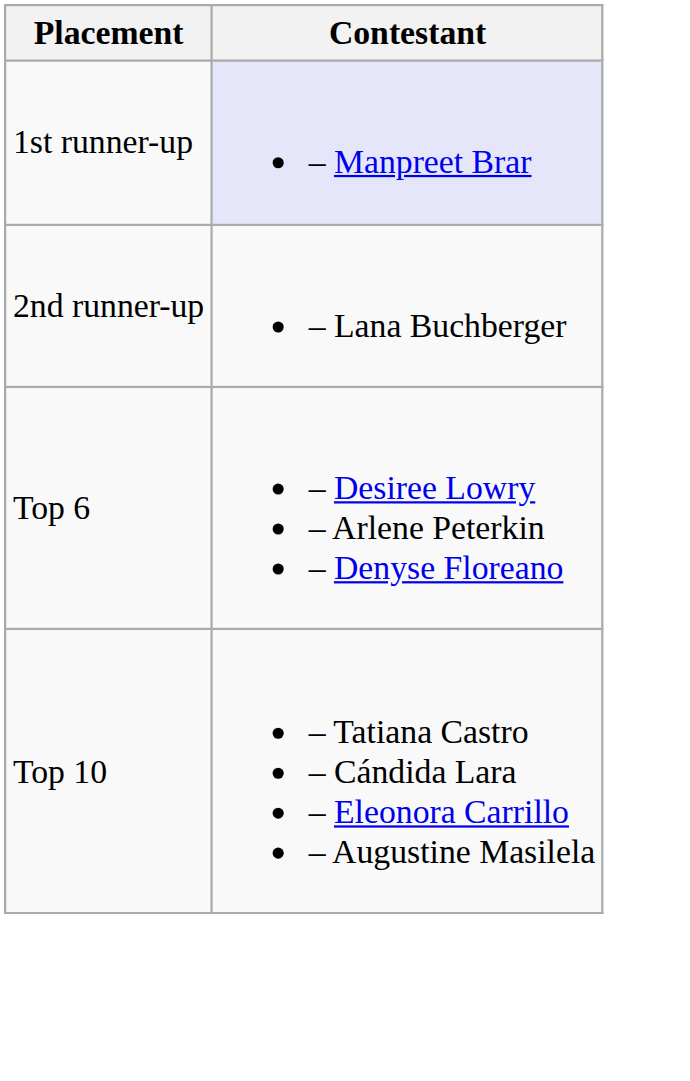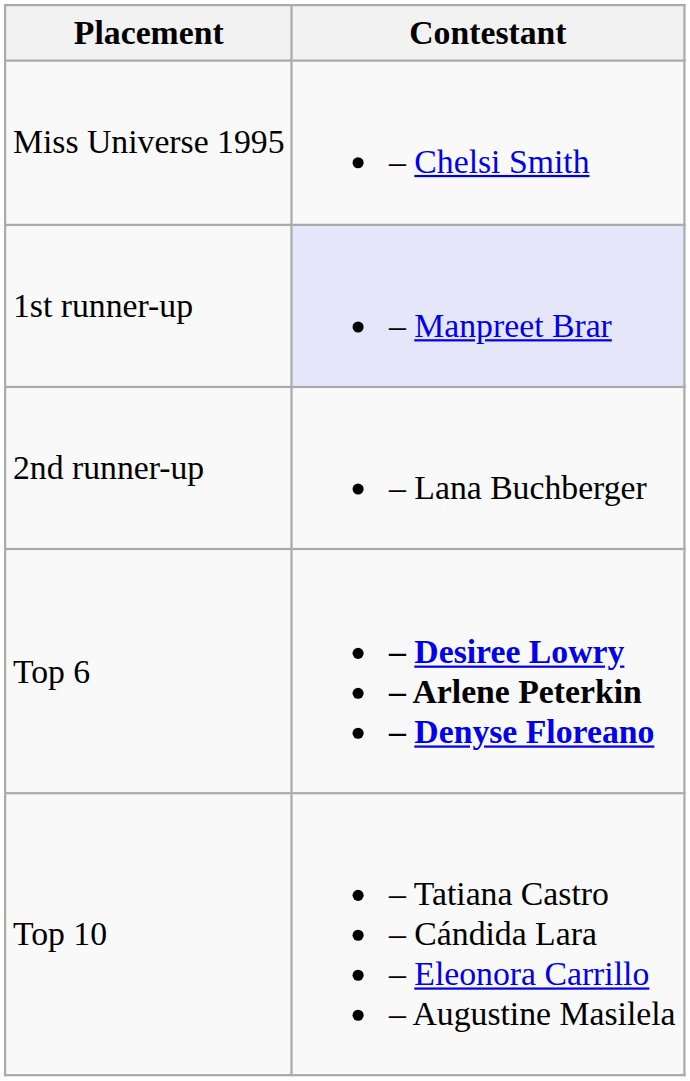+ row: (149, 141)
(408, 528) normal -> (488, 691) bold
